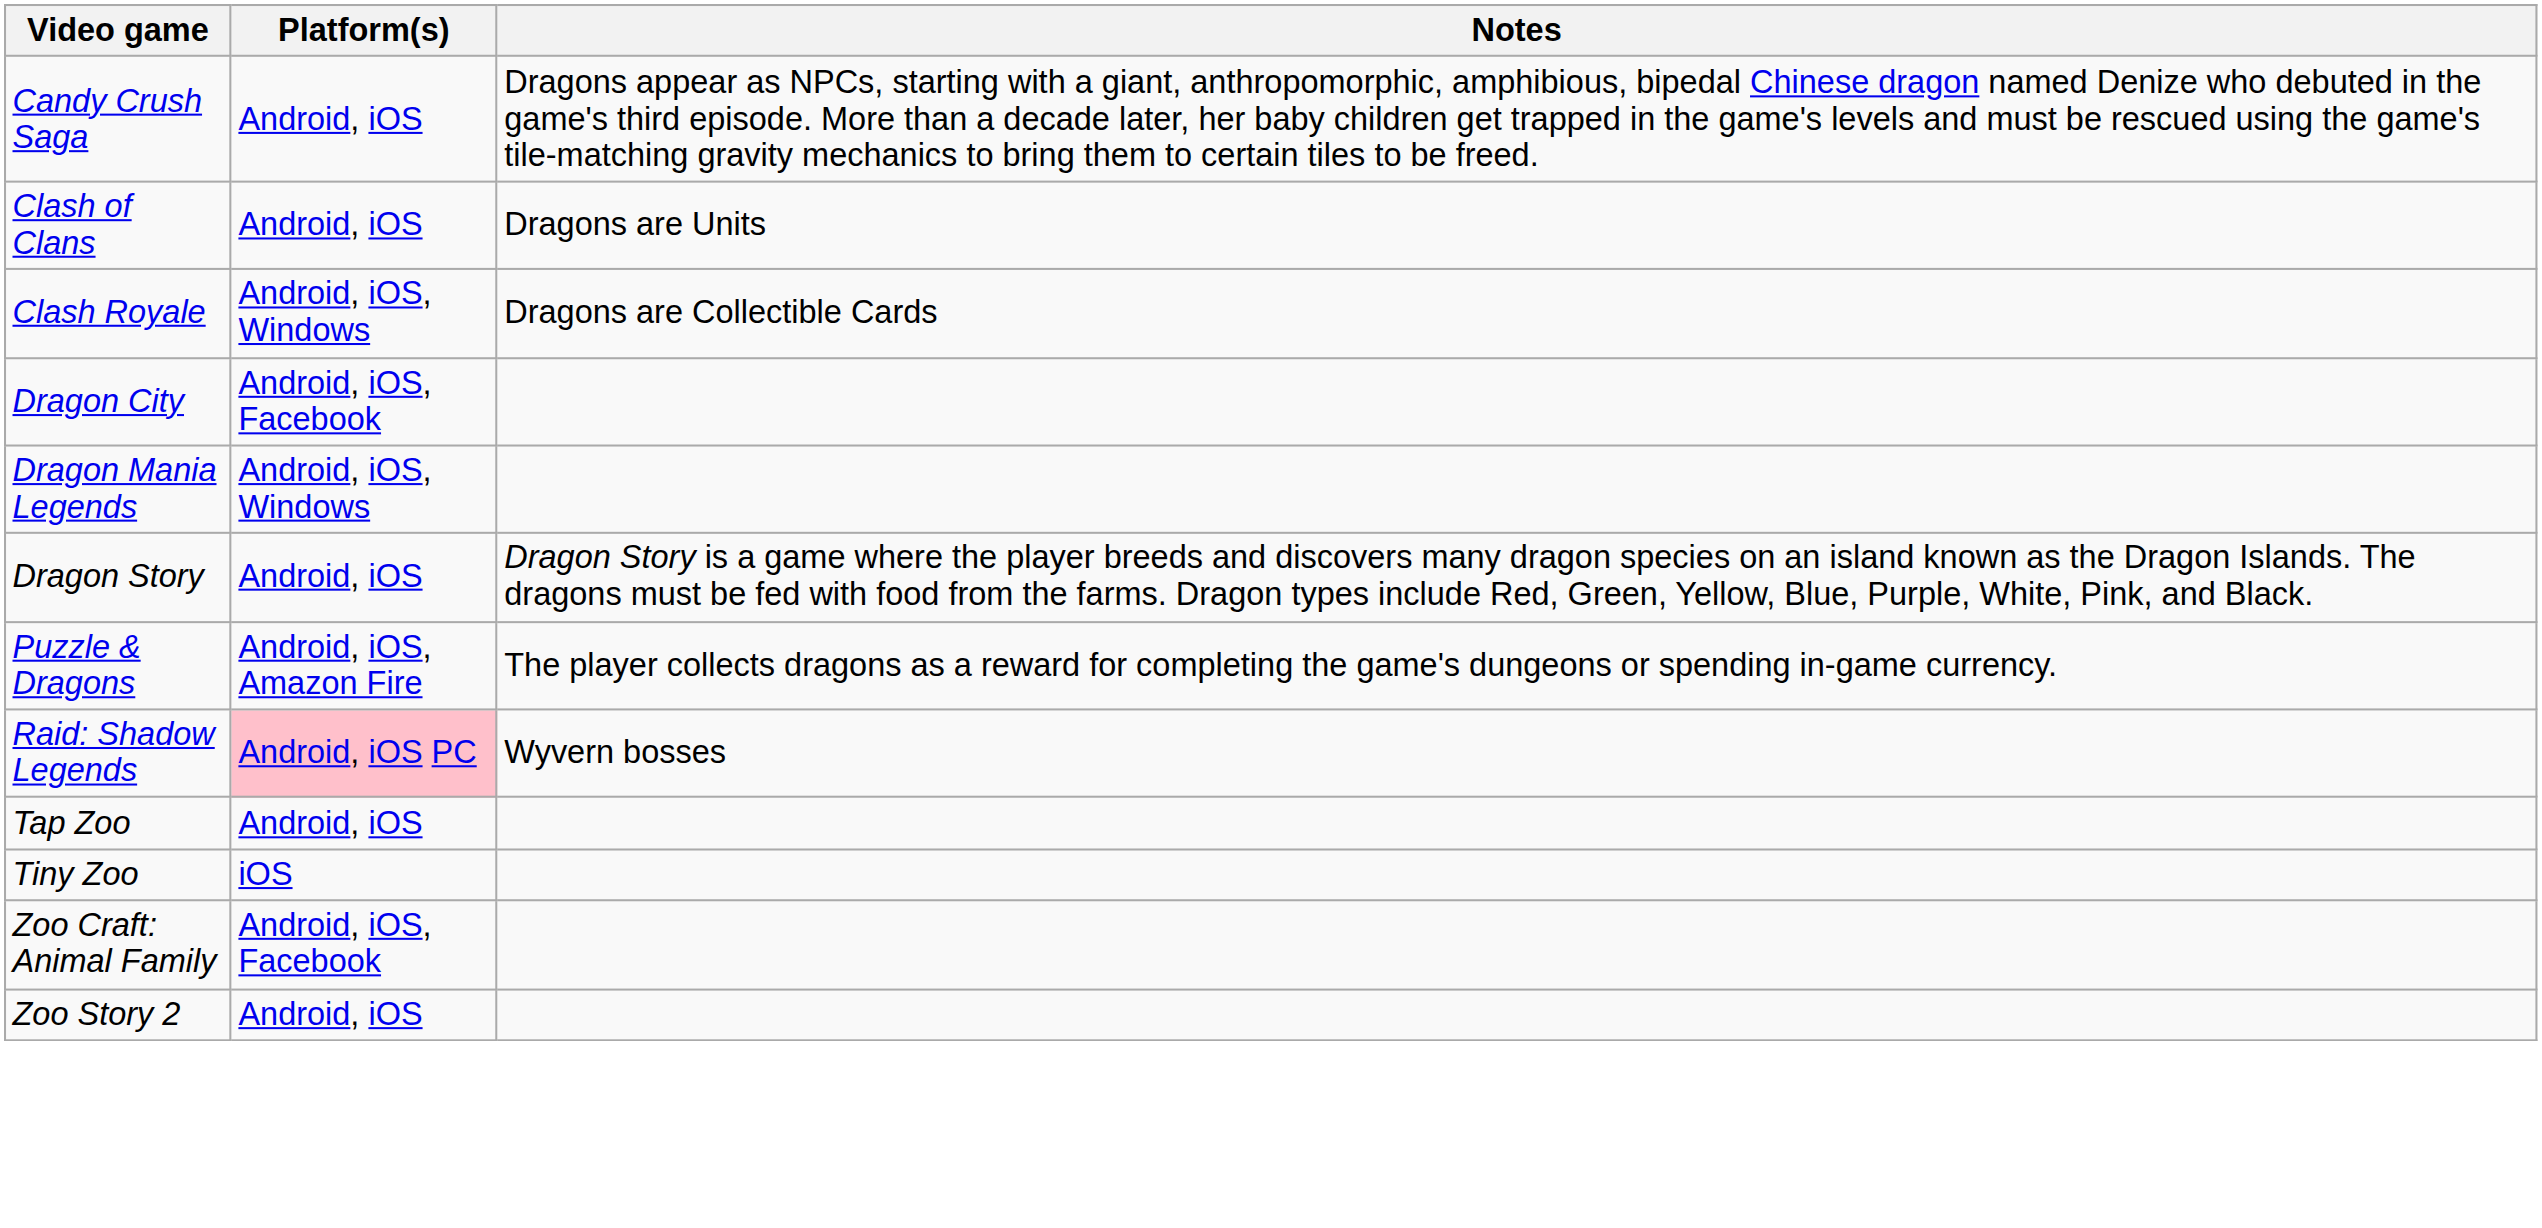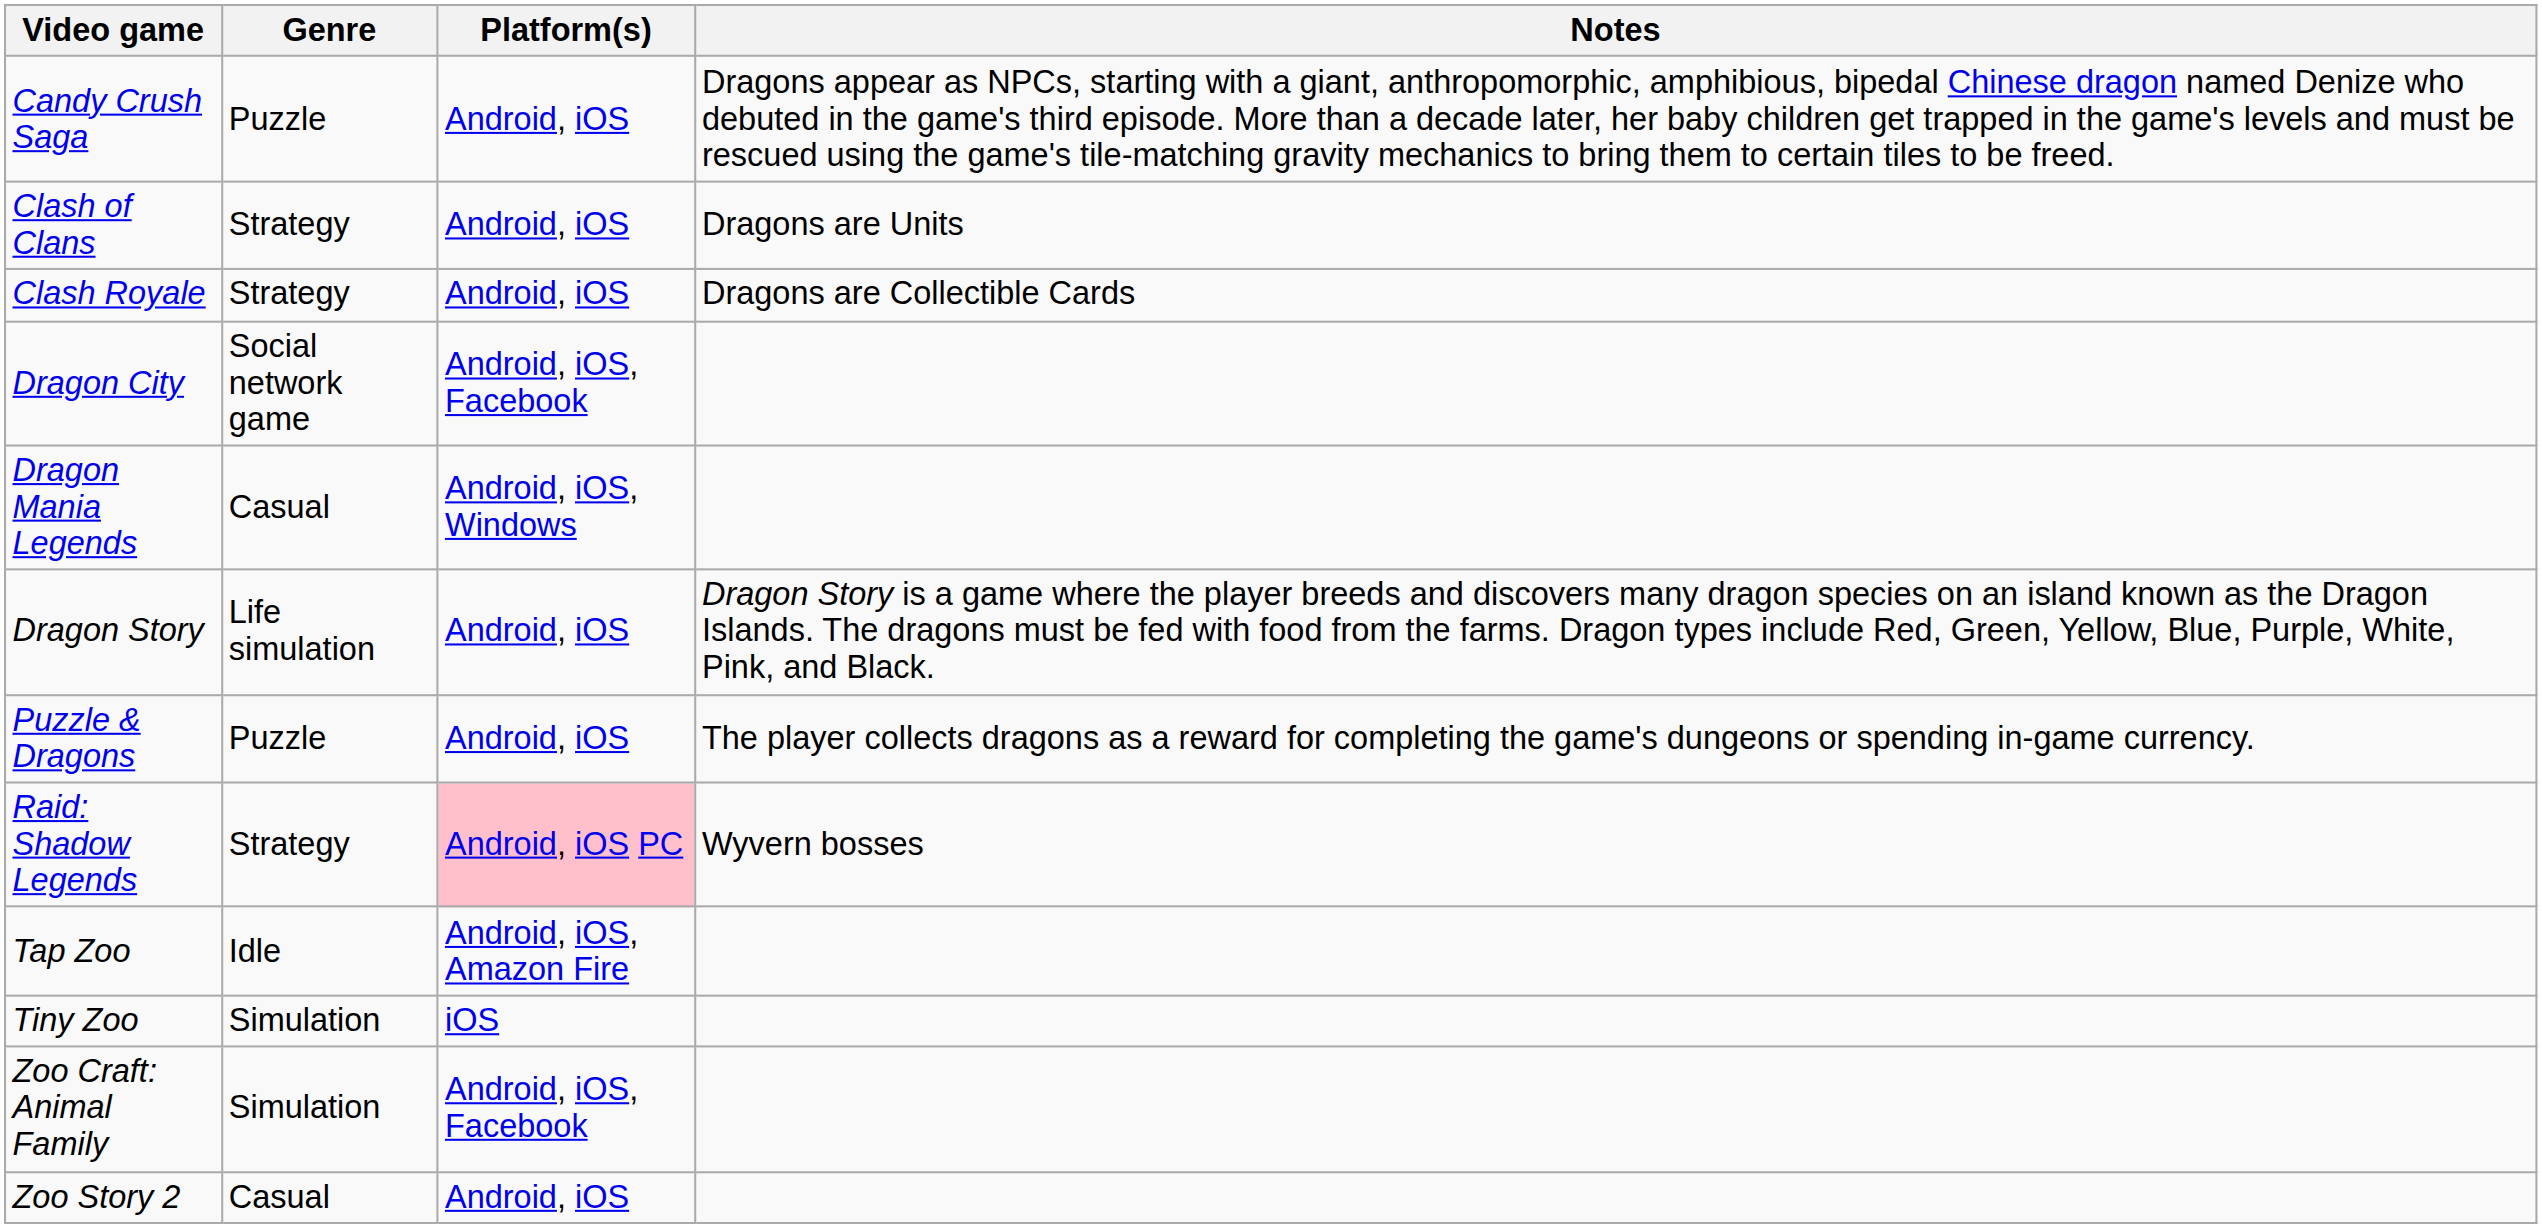+ column: (329, 30)
(335, 312) Android, iOS, Windows -> (537, 294) Android, iOS
(335, 664) Android, iOS, Amazon Fire -> (537, 737) Android, iOS
(330, 822) Android, iOS -> (542, 950) Android, iOS, Amazon Fire
